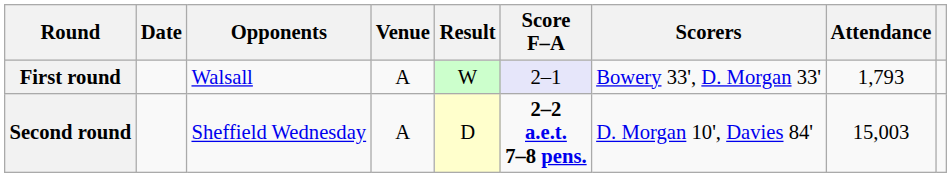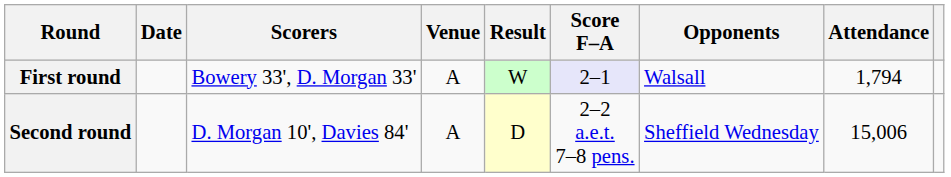columns swapped: (279, 32) <-> (709, 32)
(881, 76) 1,793 -> (879, 76) 1,794
(546, 132) bold -> (595, 132) normal
(881, 132) 15,003 -> (879, 132) 15,006
